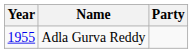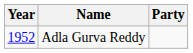(21, 37) 1955 -> (21, 37) 1952
